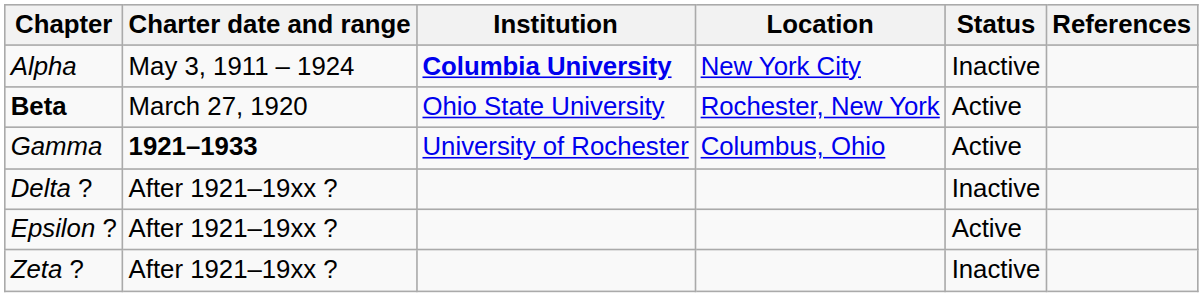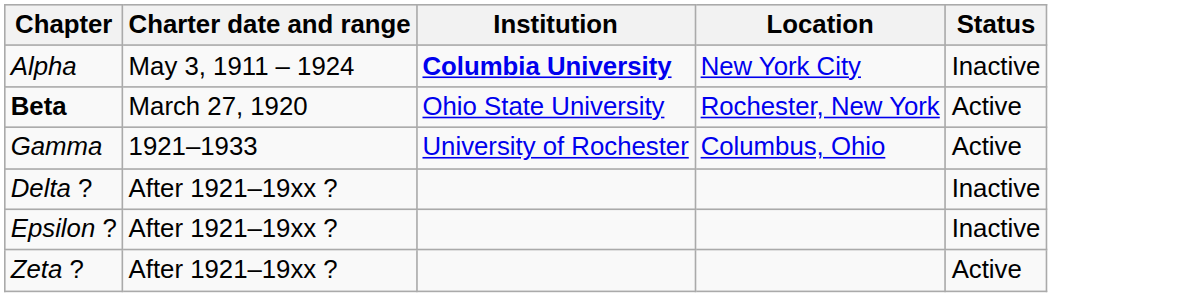- column: (1122, 24)
(193, 147) bold -> (193, 147) normal
(987, 229) Active -> (996, 229) Inactive
(996, 270) Inactive -> (987, 270) Active
